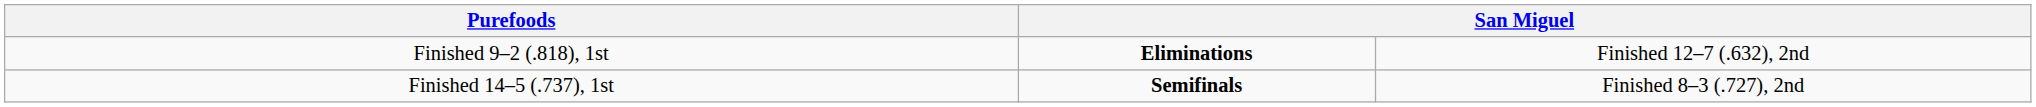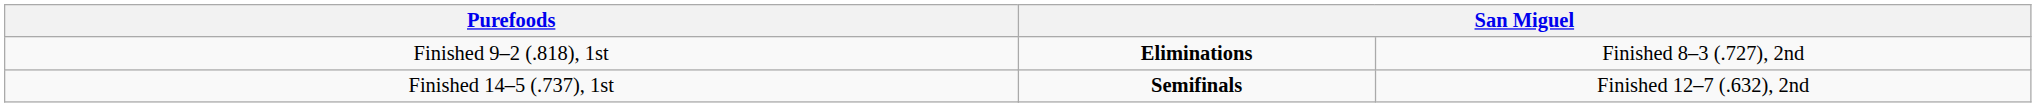(1703, 53) Finished 12–7 (.632), 2nd -> (1703, 53) Finished 8–3 (.727), 2nd
(1703, 85) Finished 8–3 (.727), 2nd -> (1703, 85) Finished 12–7 (.632), 2nd
